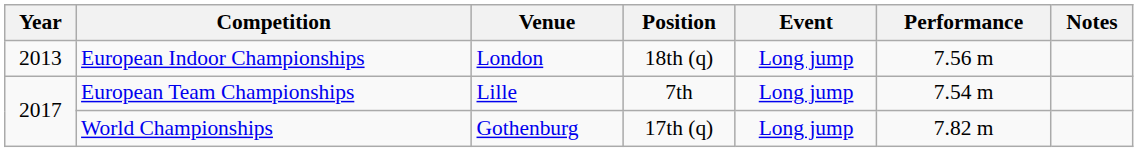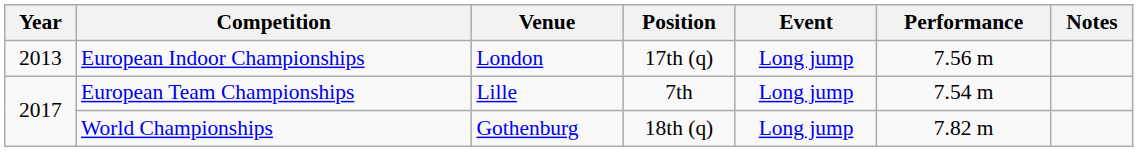(679, 57) 18th (q) -> (679, 57) 17th (q)
(679, 128) 17th (q) -> (679, 128) 18th (q)
